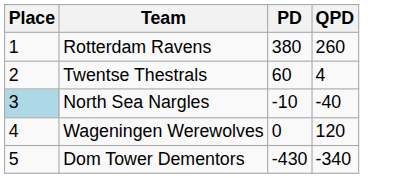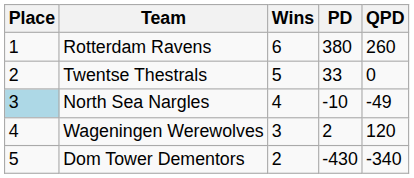+ column: (293, 18)
(282, 74) 60 -> (332, 74) 33
(321, 74) 4 -> (371, 74) 0
(328, 103) -40 -> (379, 103) -49
(277, 131) 0 -> (327, 131) 2
